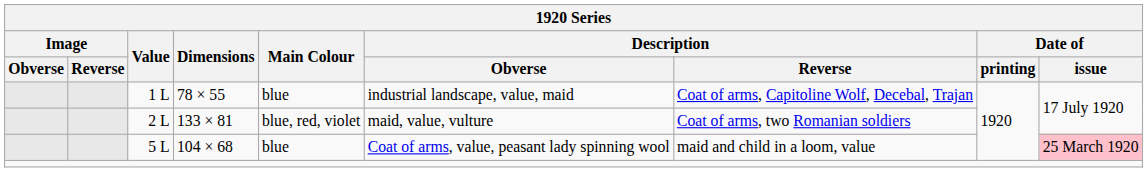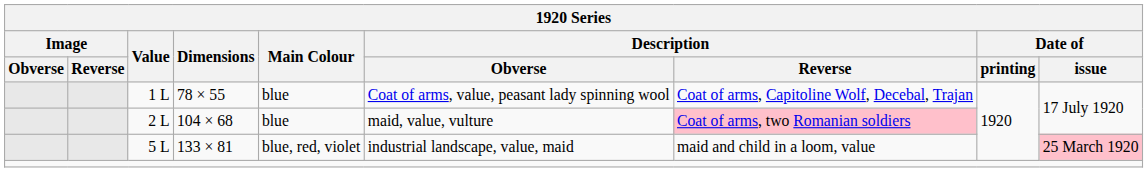(471, 95) industrial landscape, value, maid -> (519, 95) Coat of arms, value, peasant lady spinning wool
(205, 121) 133 × 81 -> (205, 121) 104 × 68
(311, 121) blue, red, violet -> (275, 121) blue
(794, 121) no background -> (794, 121) pink background
(205, 147) 104 × 68 -> (205, 147) 133 × 81
(275, 147) blue -> (311, 147) blue, red, violet
(519, 147) Coat of arms, value, peasant lady spinning wool -> (471, 147) industrial landscape, value, maid
